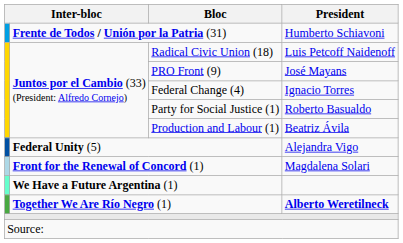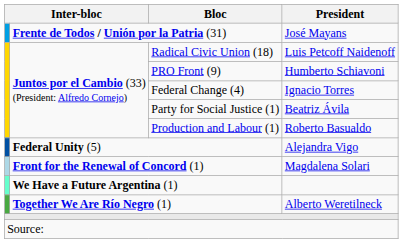(335, 33) Humberto Schiavoni -> (316, 33) José Mayans
(316, 71) José Mayans -> (335, 71) Humberto Schiavoni
(328, 109) Roberto Basualdo -> (317, 109) Beatriz Ávila
(317, 128) Beatriz Ávila -> (328, 128) Roberto Basualdo
(337, 204) bold -> (333, 204) normal
